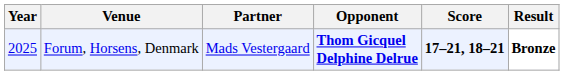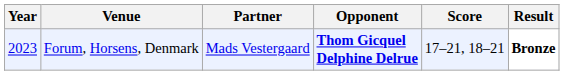(22, 49) 2025 -> (22, 49) 2023
(465, 49) bold -> (465, 49) normal
